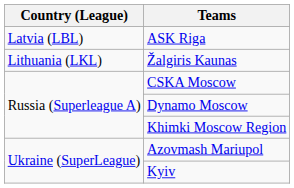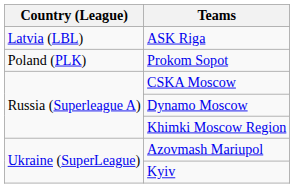- row: (192, 60)
+ row: (188, 60)
